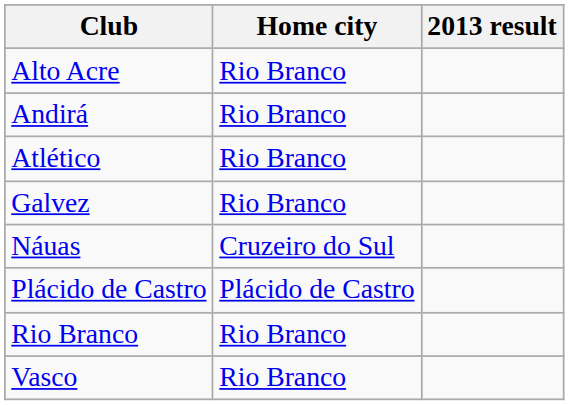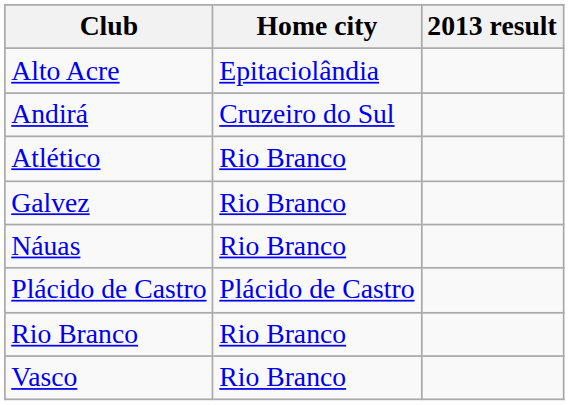(283, 70) Rio Branco -> (299, 70) Epitaciolândia
(283, 114) Rio Branco -> (307, 114) Cruzeiro do Sul
(307, 245) Cruzeiro do Sul -> (283, 245) Rio Branco
